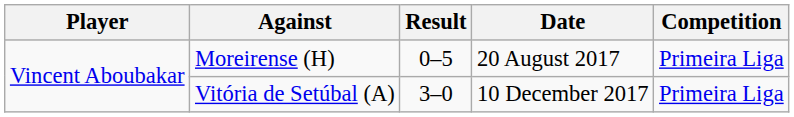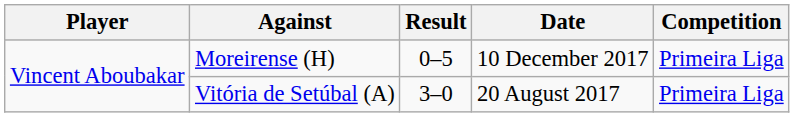(548, 58) 20 August 2017 -> (563, 58) 10 December 2017
(563, 93) 10 December 2017 -> (548, 93) 20 August 2017
